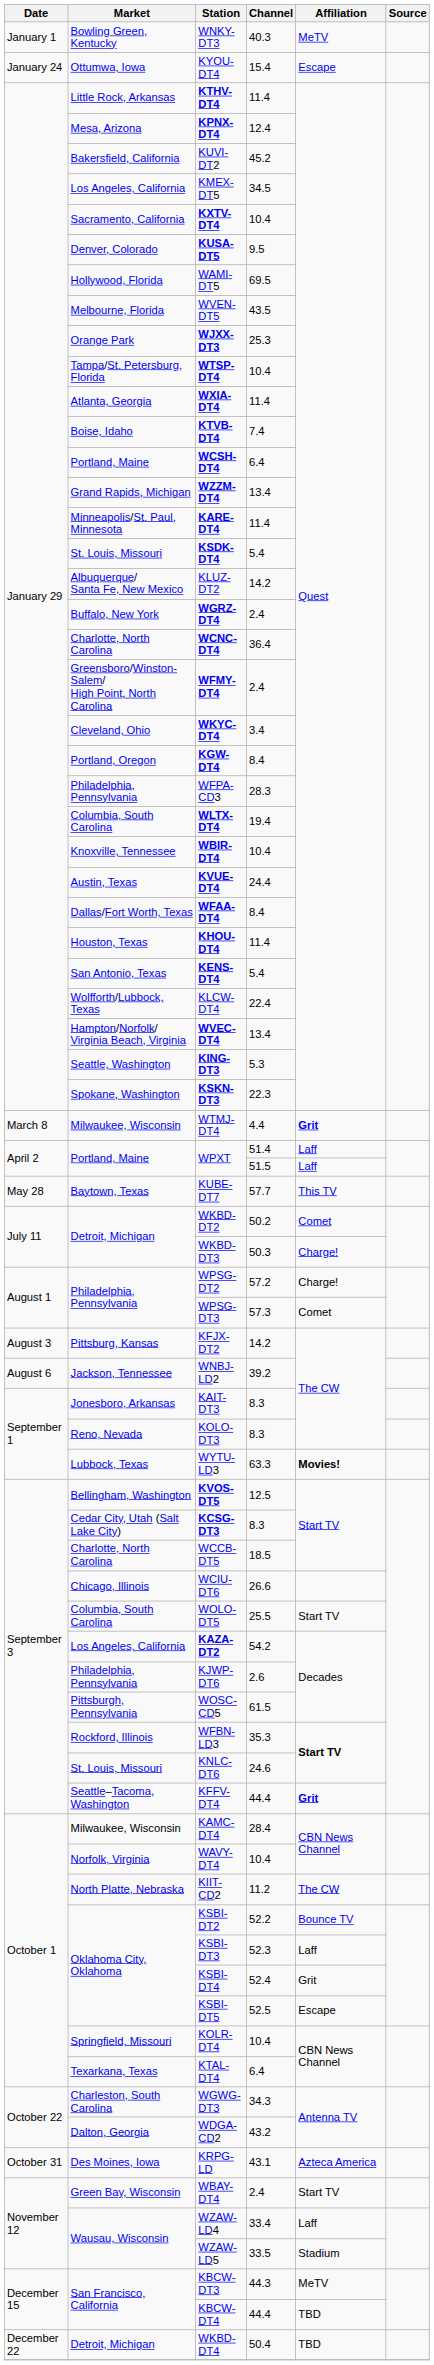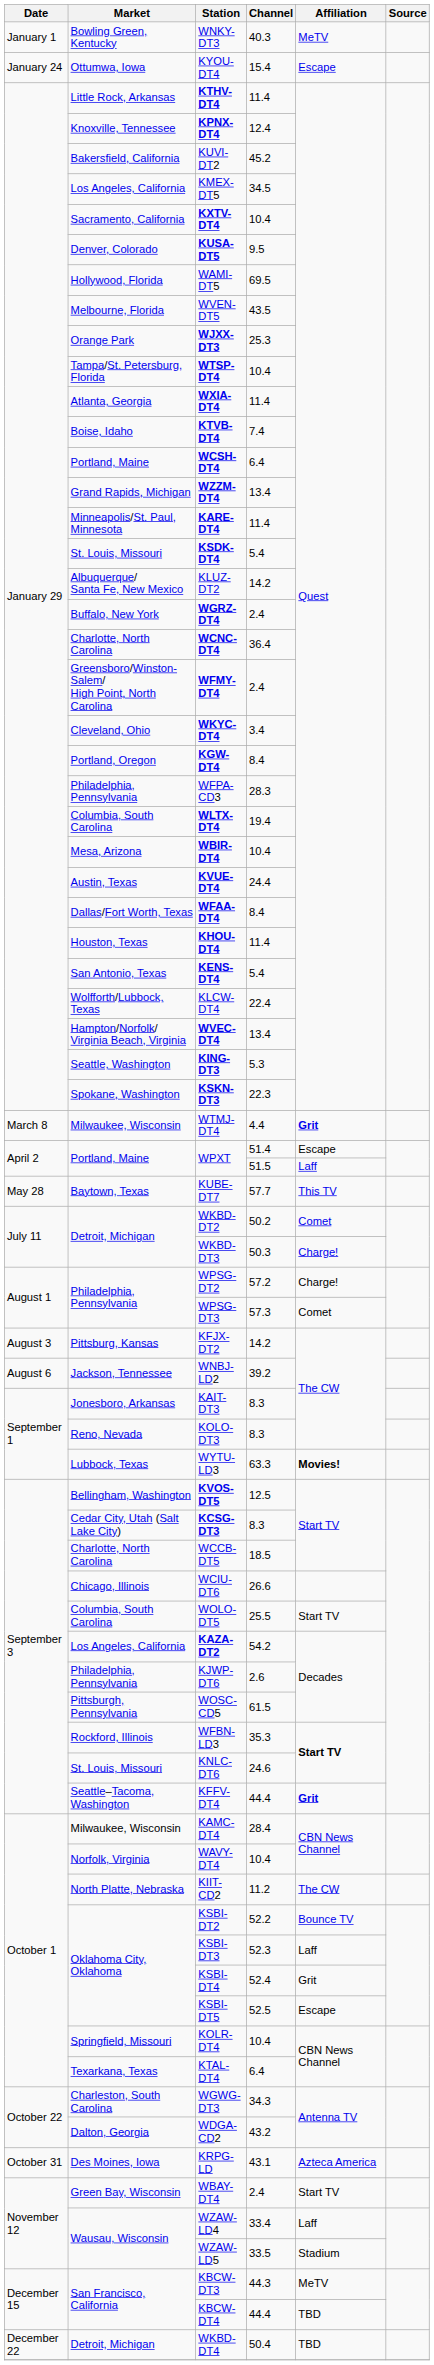(106, 128) Mesa, Arizona -> (123, 128) Knoxville, Tennessee
(123, 852) Knoxville, Tennessee -> (106, 852) Mesa, Arizona
(308, 1149) Laff -> (317, 1149) Escape
